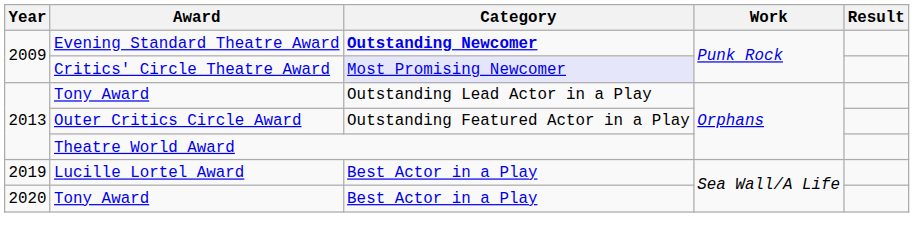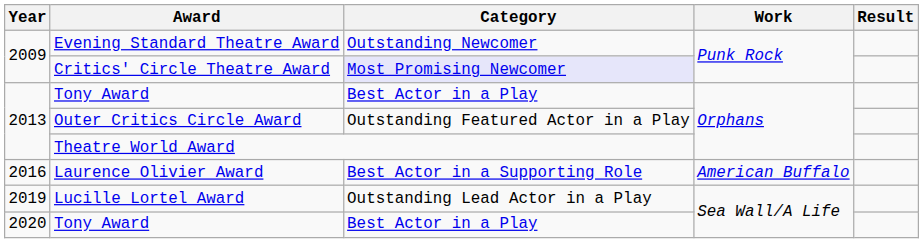(442, 43) bold -> (442, 43) normal
(499, 95) Outstanding Lead Actor in a Play -> (442, 95) Best Actor in a Play
+ row: (27, 173)
(442, 173) Best Actor in a Play -> (499, 198) Outstanding Lead Actor in a Play
